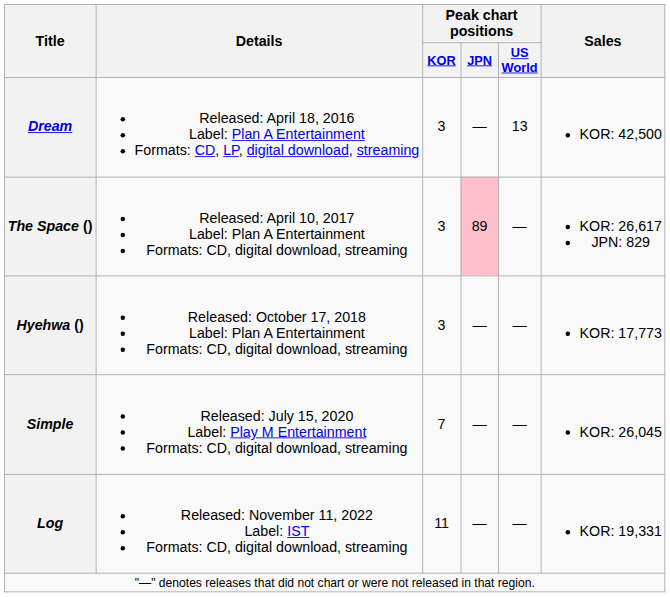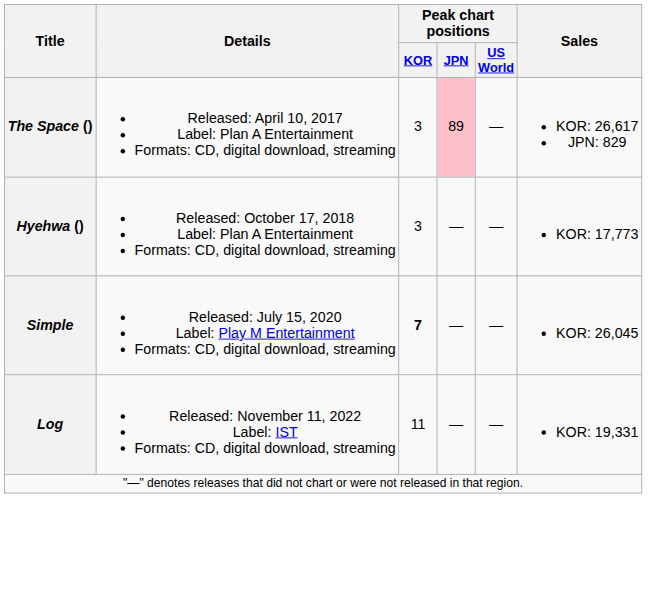- row: (50, 127)
(442, 424) normal -> (418, 325) bold
